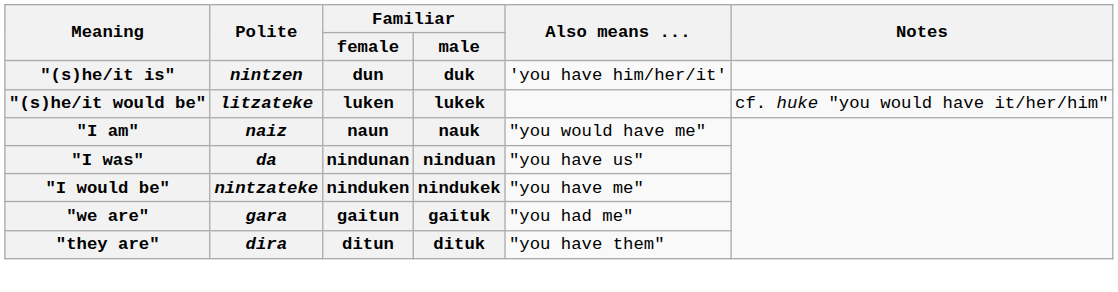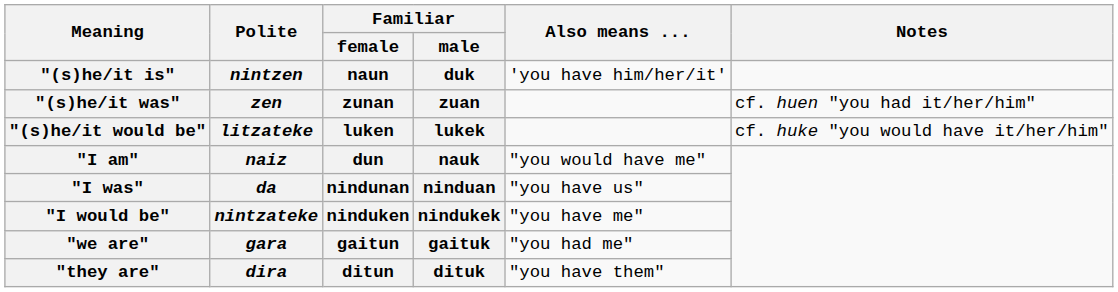(368, 75) dun -> (368, 75) naun
+ row: (108, 103)
(368, 131) naun -> (368, 160) dun
